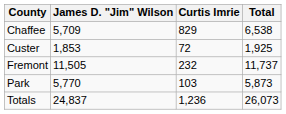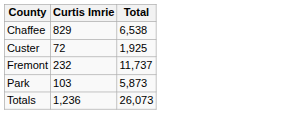- column: (113, 13)
